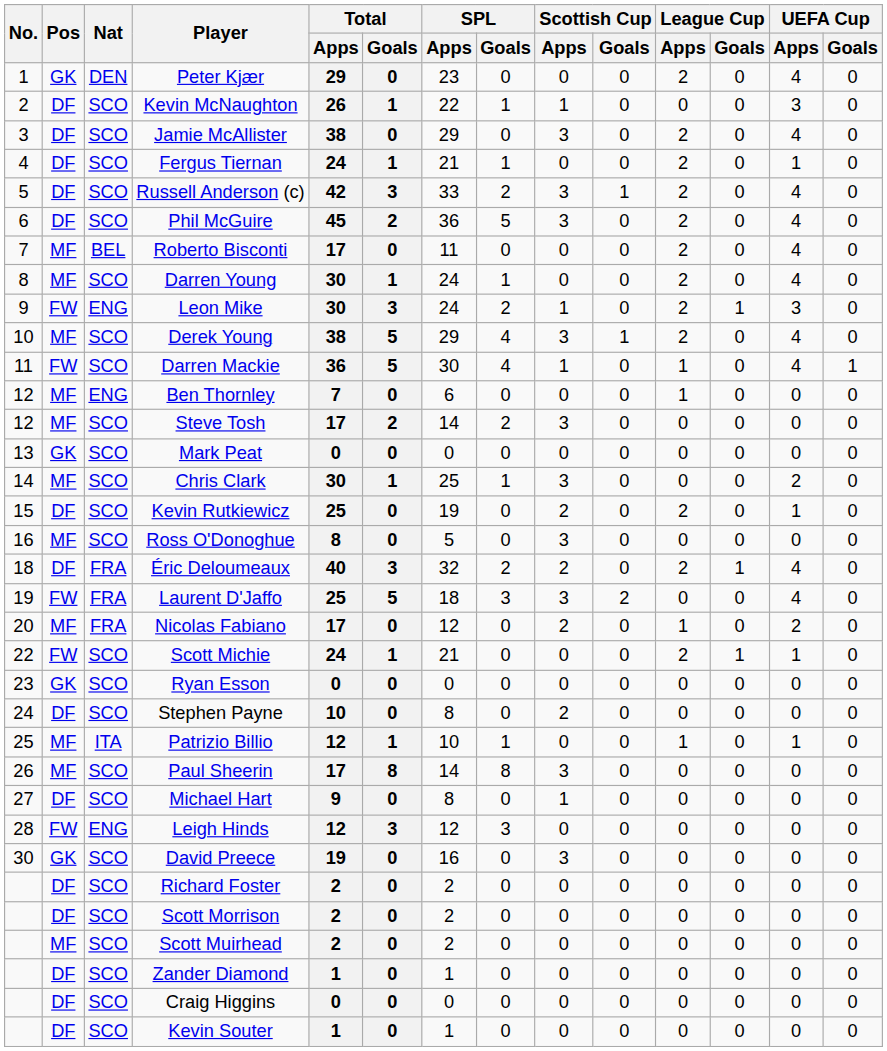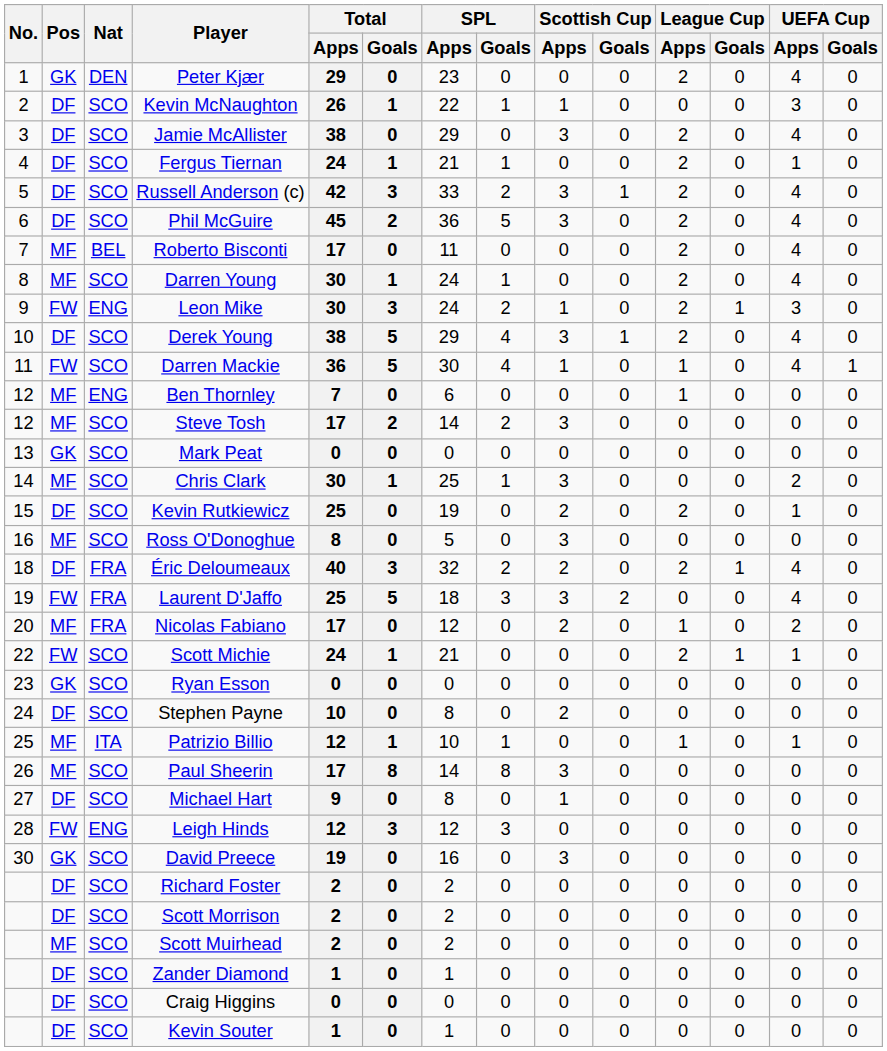(63, 337) MF -> (63, 337) DF
